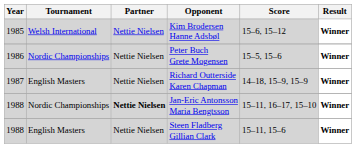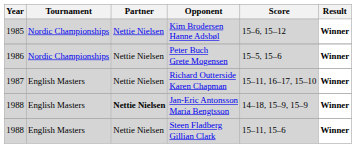(62, 31) Welsh International -> (69, 31) Nordic Championships
(275, 81) 14–18, 15–9, 15–9 -> (279, 81) 15–11, 16–17, 15–10
(69, 106) Nordic Championships -> (56, 106) English Masters
(279, 106) 15–11, 16–17, 15–10 -> (275, 106) 14–18, 15–9, 15–9
